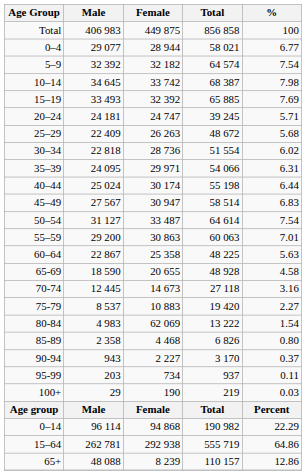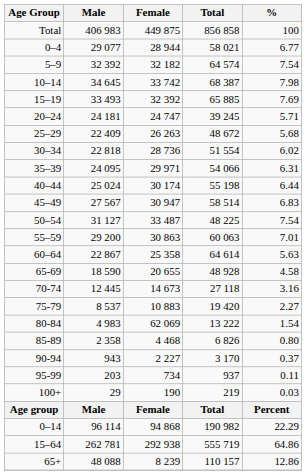(225, 220) 64 614 -> (225, 220) 48 225
(225, 254) 48 225 -> (225, 254) 64 614
